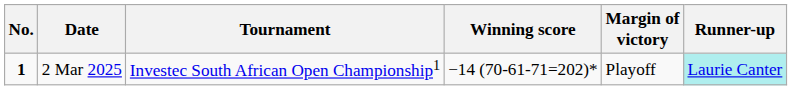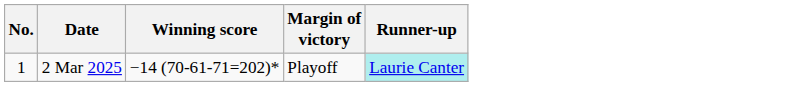- column: (285, 29)
(21, 69) bold -> (21, 67) normal
